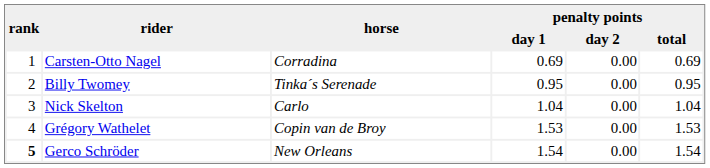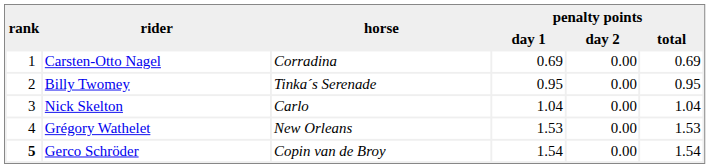(330, 128) Copin van de Broy -> (313, 128) New Orleans
(313, 150) New Orleans -> (330, 150) Copin van de Broy
